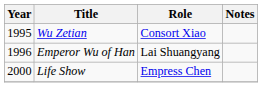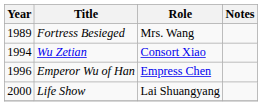+ row: (81, 33)
(19, 33) 1995 -> (19, 52) 1994
(180, 52) Lai Shuangyang -> (176, 71) Empress Chen
(176, 71) Empress Chen -> (180, 91) Lai Shuangyang
